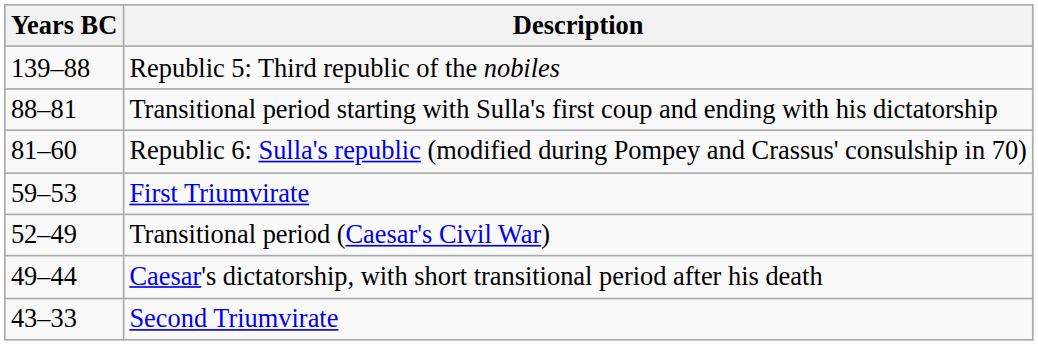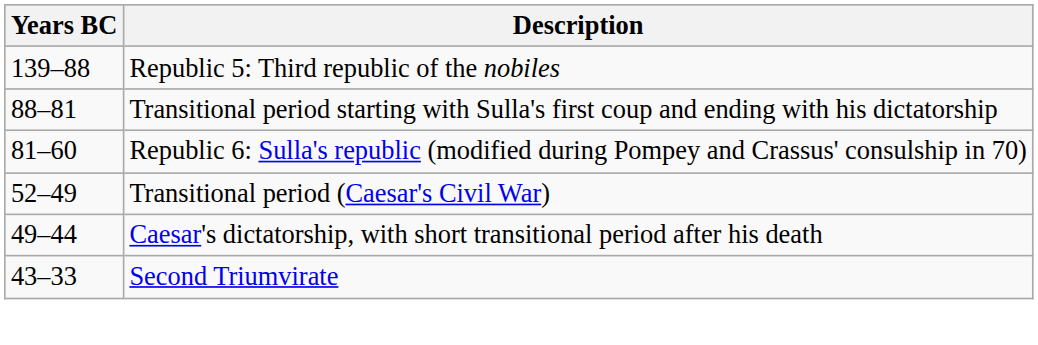- row: (219, 192)
